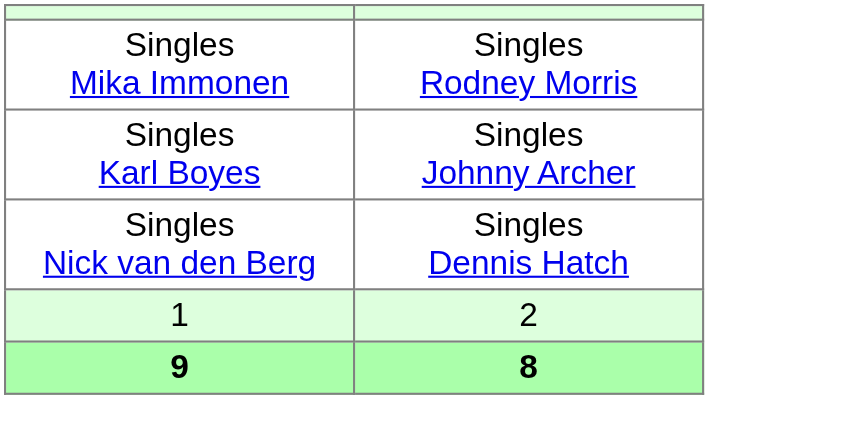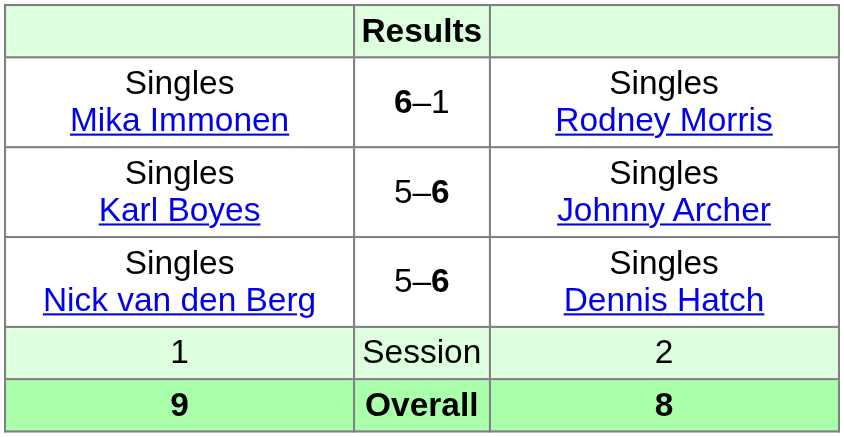+ column: (422, 30)
